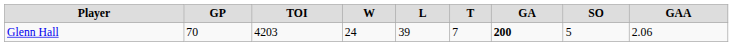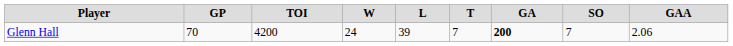(266, 32) 4203 -> (266, 32) 4200
(569, 32) 5 -> (569, 32) 7
